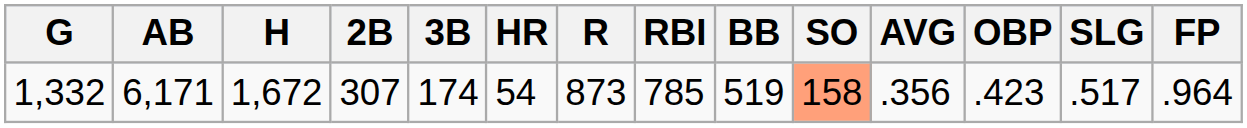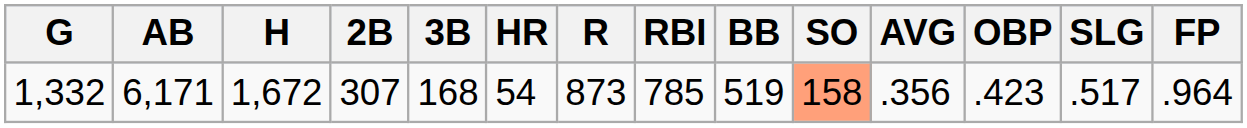(448, 91) 174 -> (448, 91) 168
